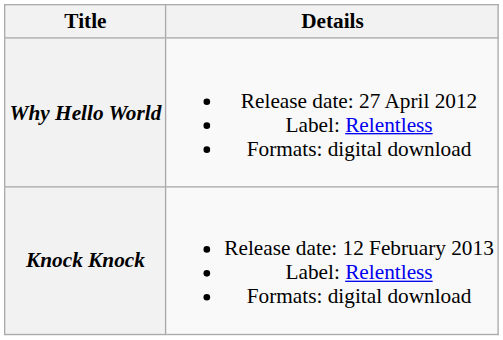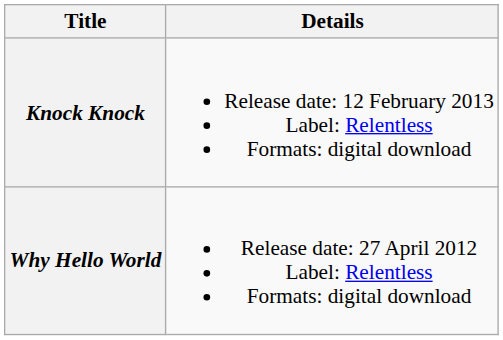rows swapped: (85, 112) <-> (85, 260)
